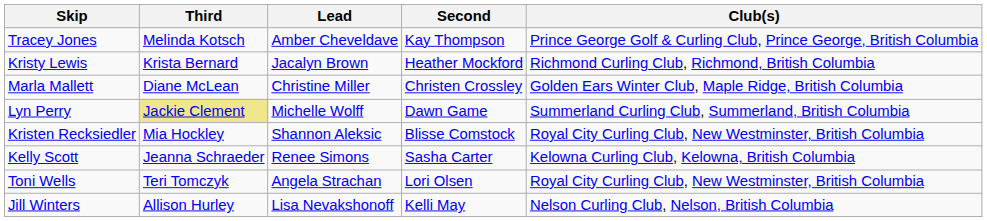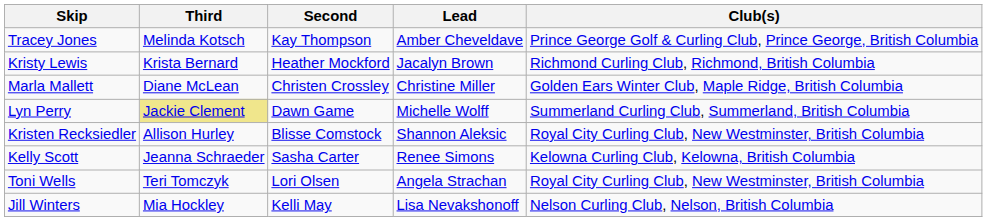columns swapped: (464, 16) <-> (335, 16)
(183, 134) Mia Hockley -> (188, 134) Allison Hurley
(188, 205) Allison Hurley -> (183, 205) Mia Hockley
